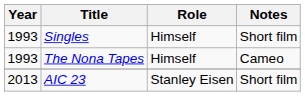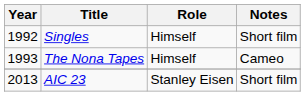(23, 36) 1993 -> (23, 36) 1992
